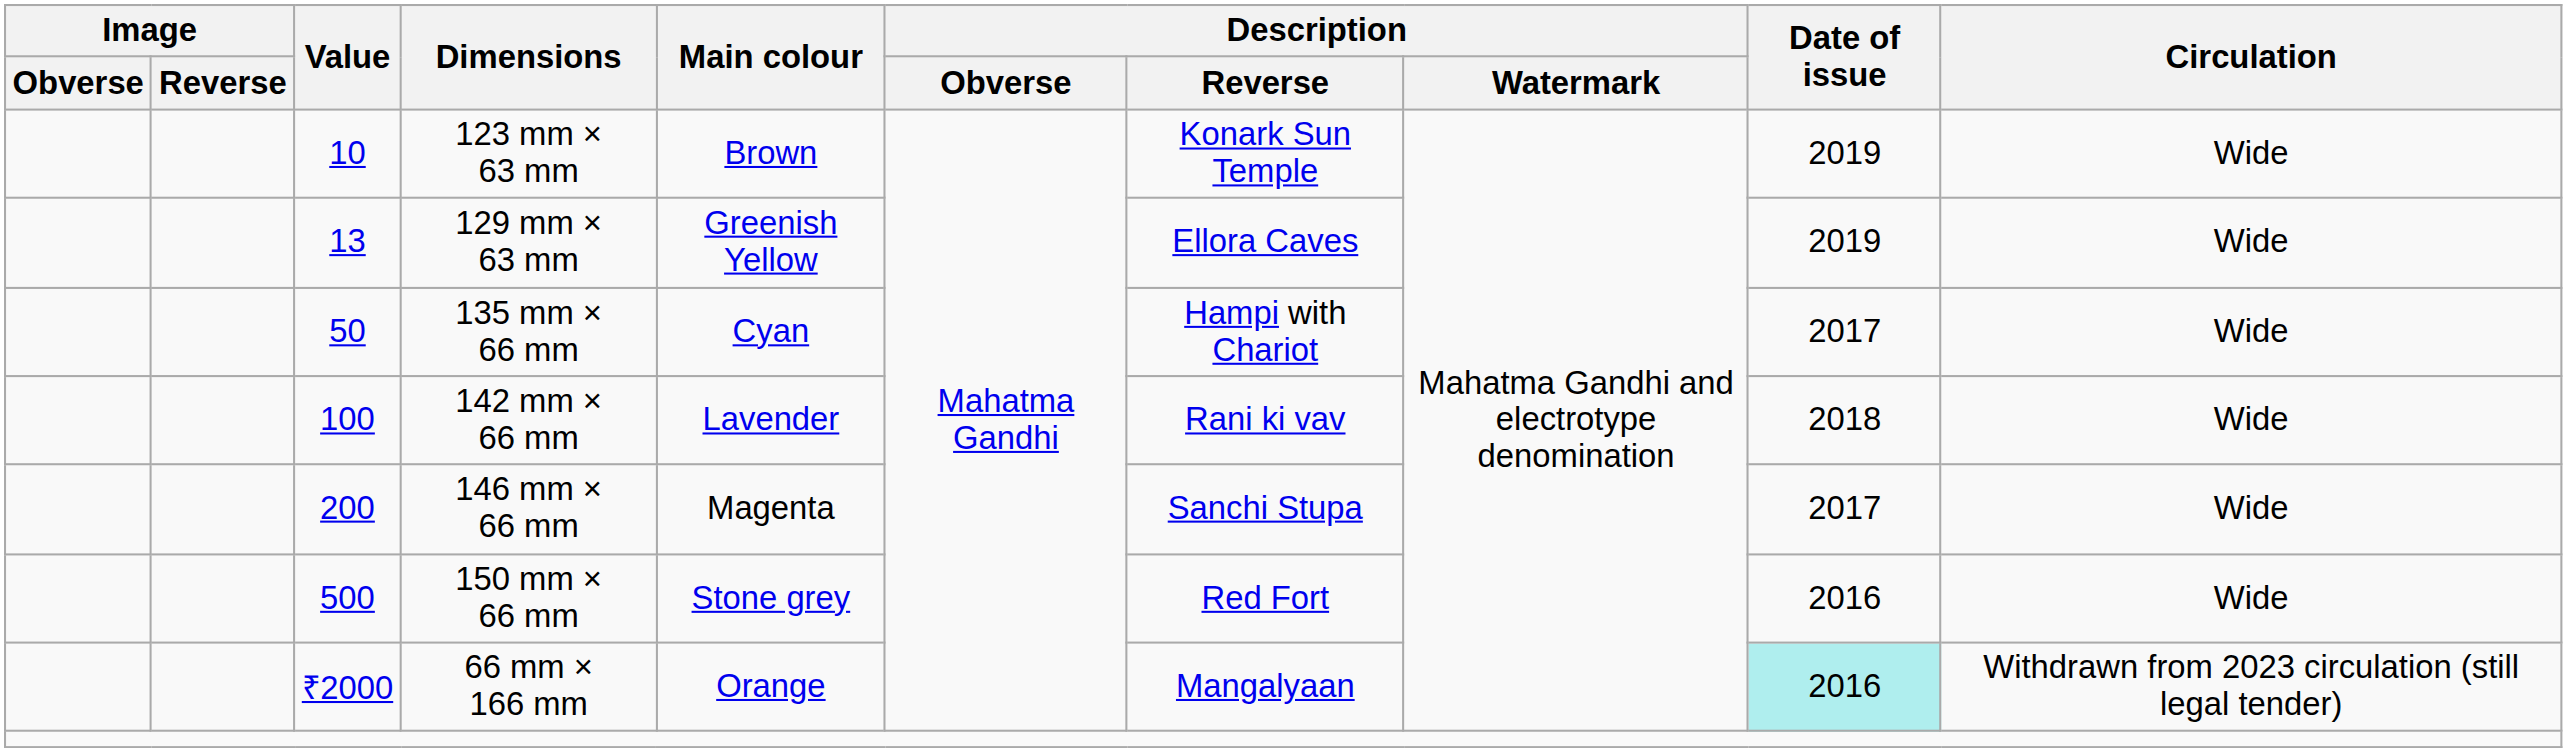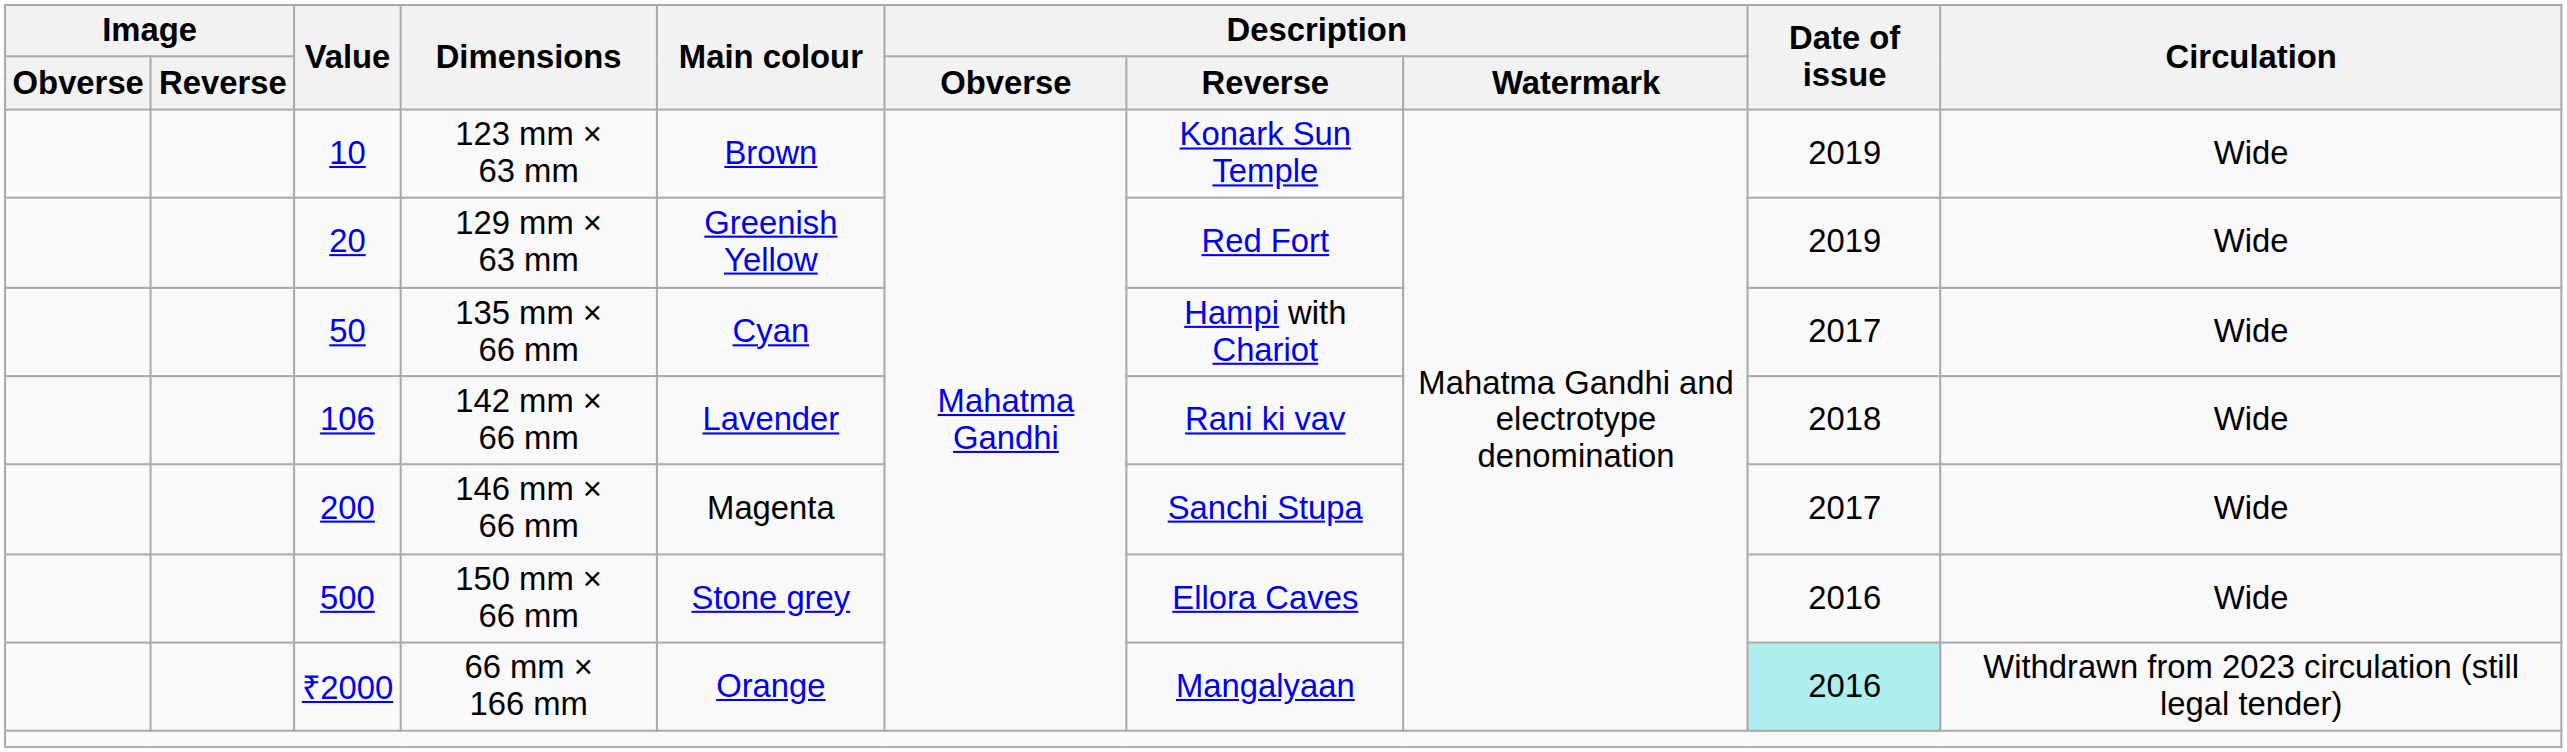(347, 241) 13 -> (347, 241) 20
(1265, 241) Ellora Caves -> (1265, 241) Red Fort
(347, 419) 100 -> (347, 419) 106
(1265, 597) Red Fort -> (1265, 597) Ellora Caves
